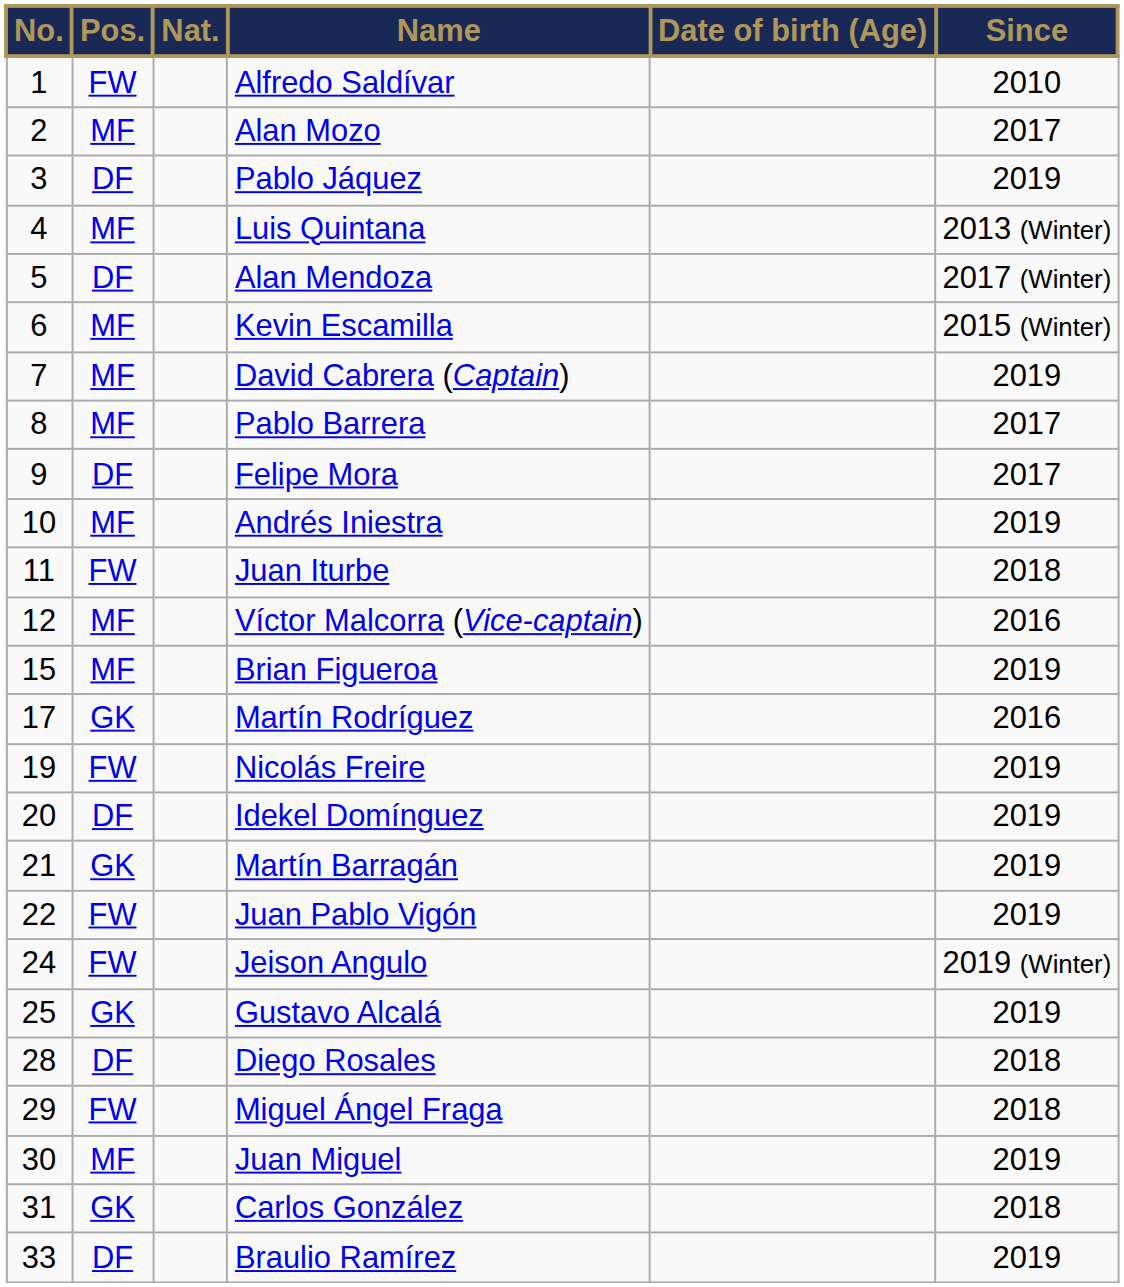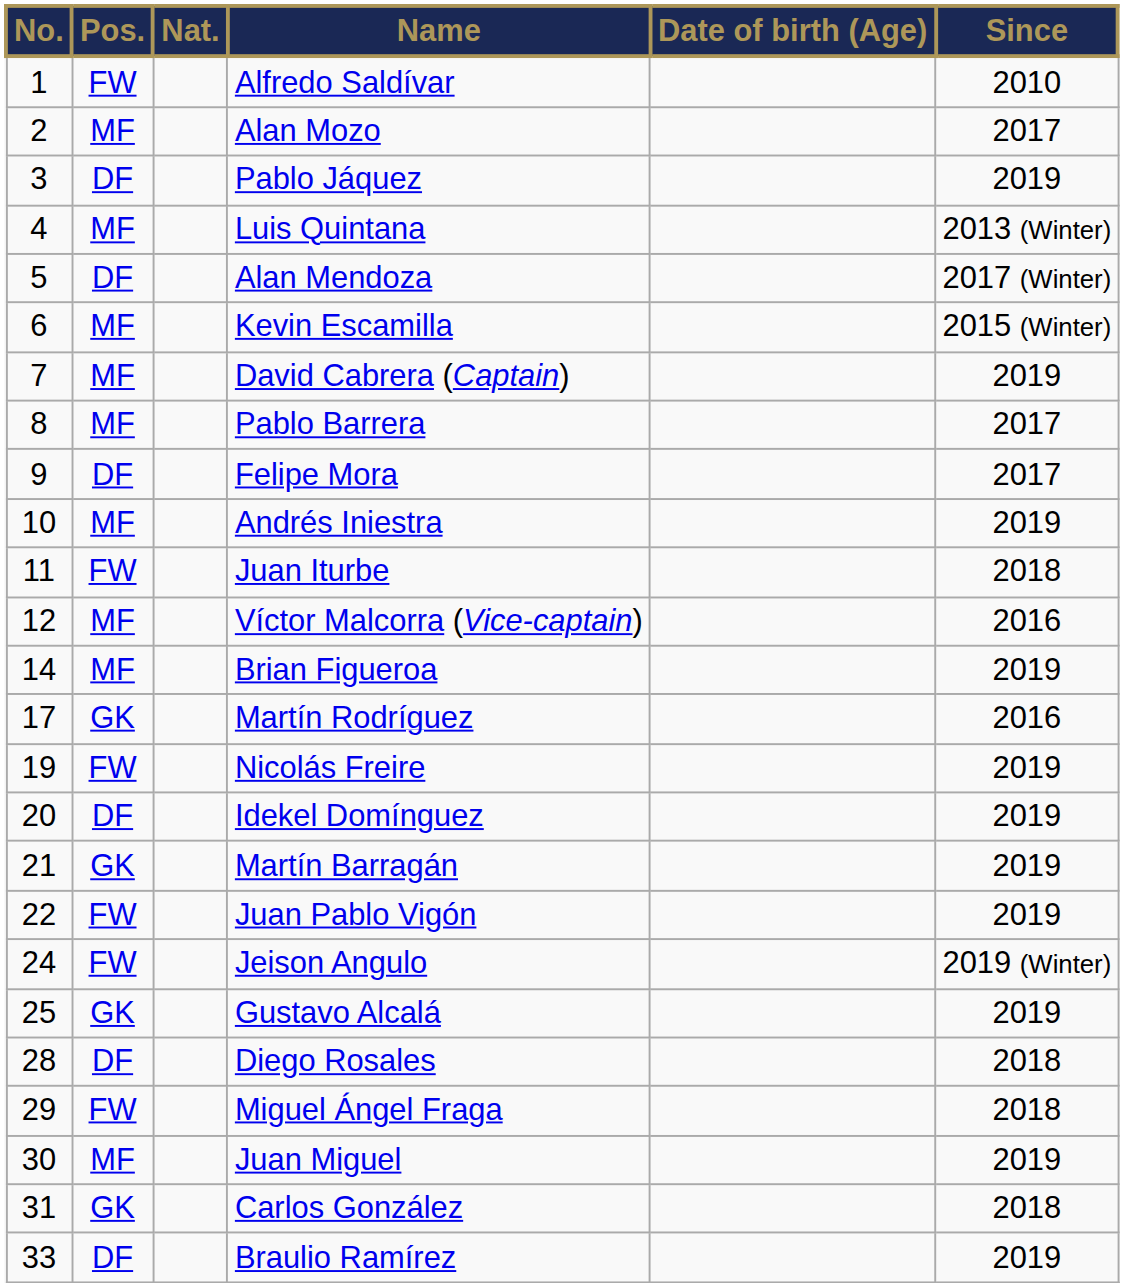(39, 669) 15 -> (39, 669) 14
